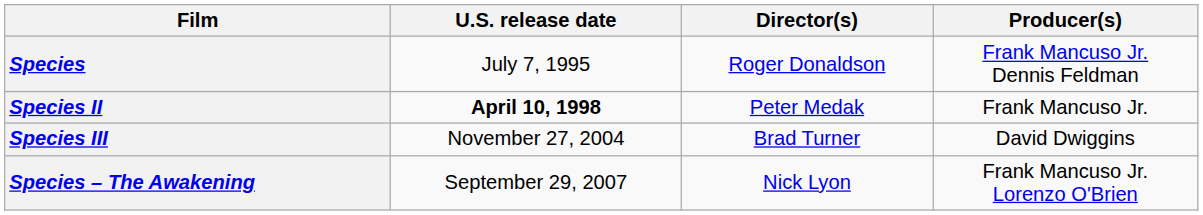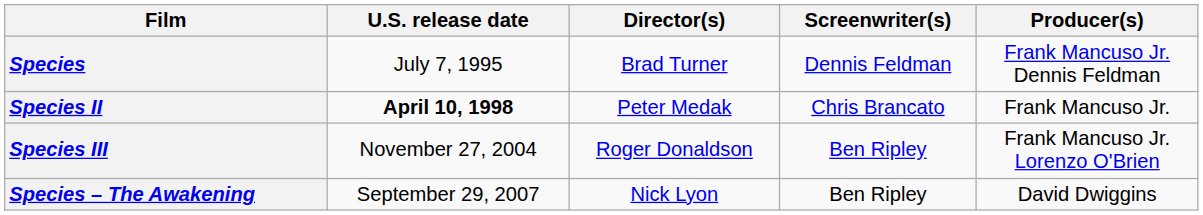+ column: (878, 20)
(807, 63) Roger Donaldson -> (674, 63) Brad Turner
(807, 139) Brad Turner -> (674, 150) Roger Donaldson
(1065, 139) David Dwiggins -> (1087, 150) Frank Mancuso Jr. Lorenzo O'Brien
(1065, 182) Frank Mancuso Jr. Lorenzo O'Brien -> (1087, 193) David Dwiggins
